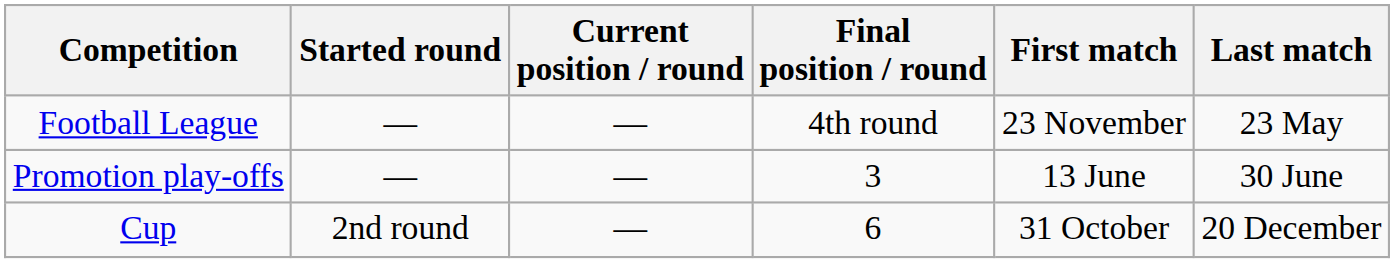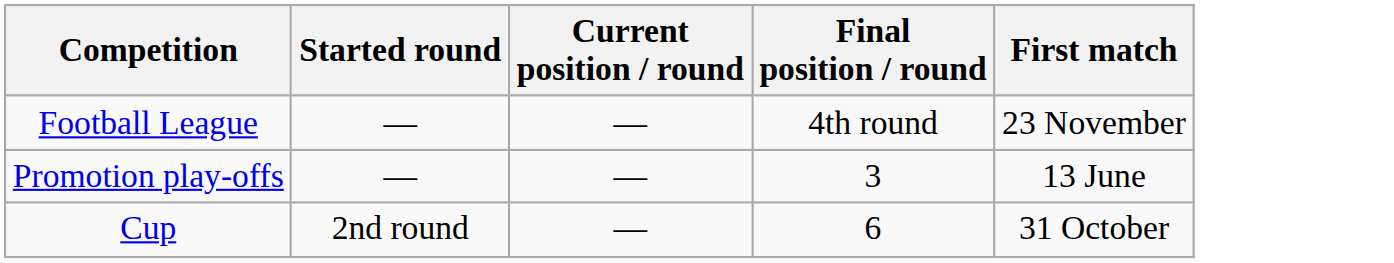- column: (1291, 50)
